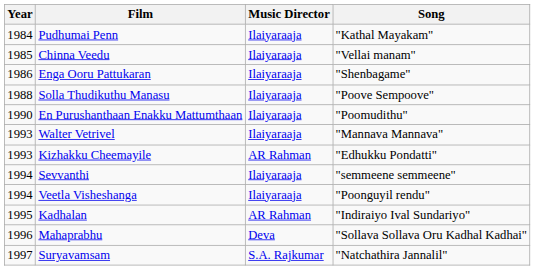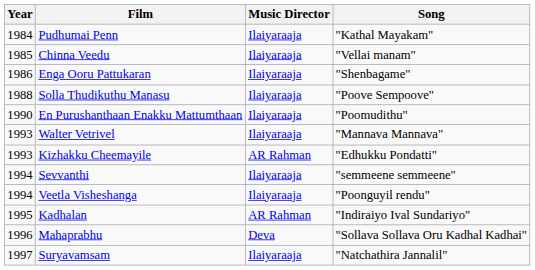(286, 255) S.A. Rajkumar -> (275, 255) Ilaiyaraaja
